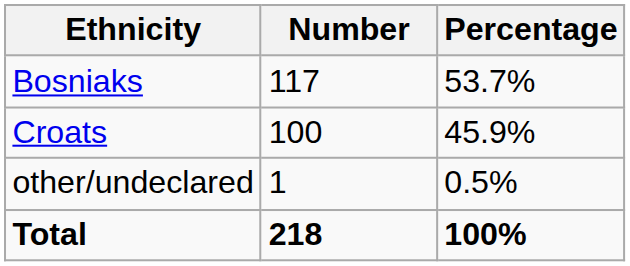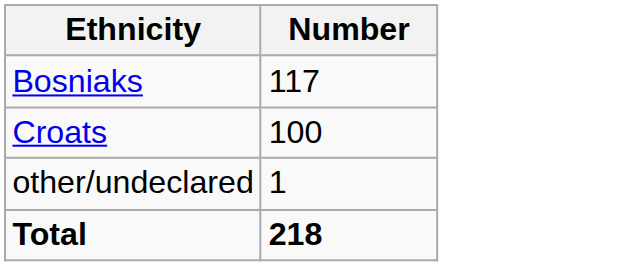- column: (531, 30)
